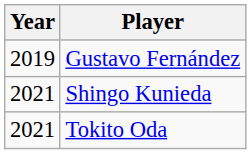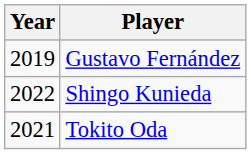(32, 93) 2021 -> (32, 93) 2022
